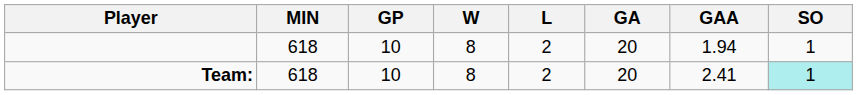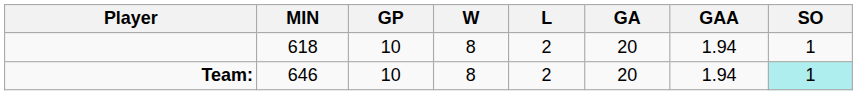(303, 75) 618 -> (303, 75) 646
(719, 75) 2.41 -> (719, 75) 1.94
